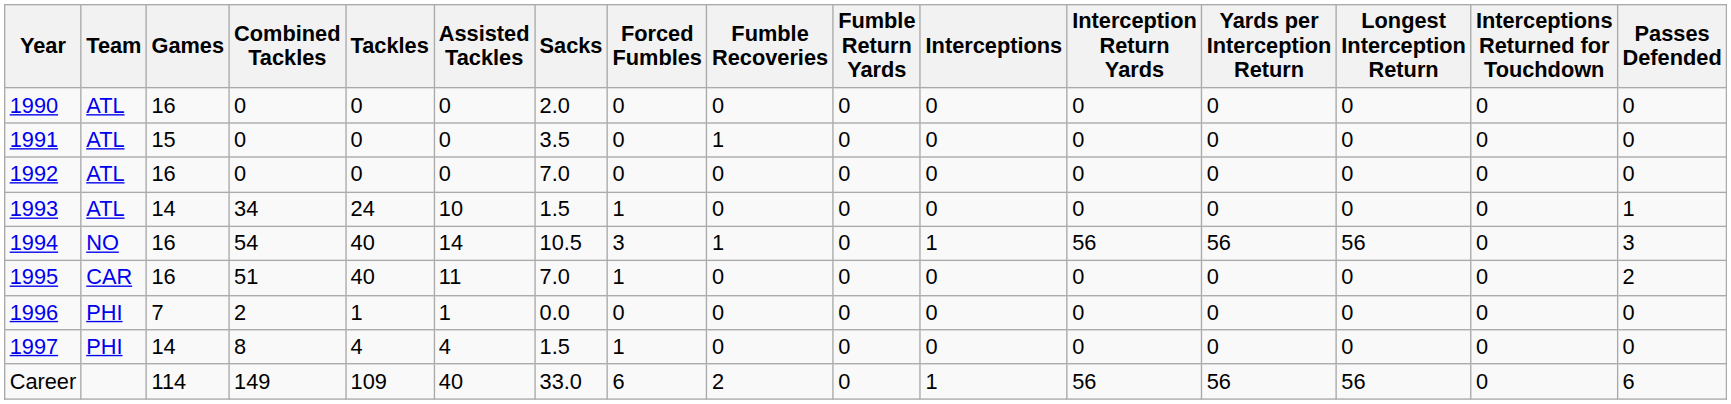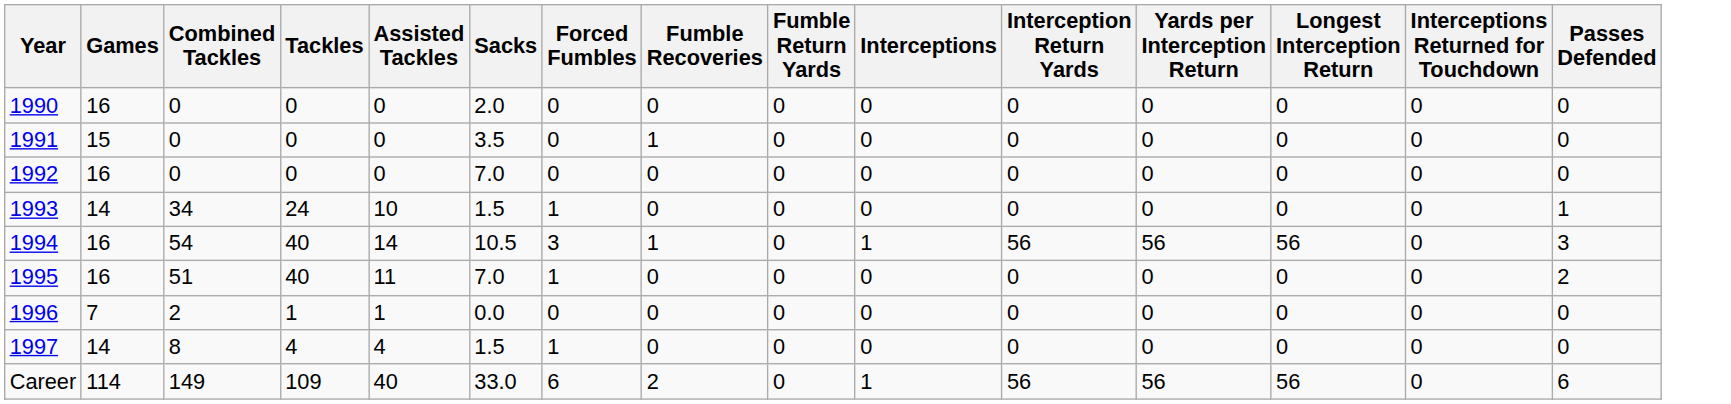- column: (114, 46)
